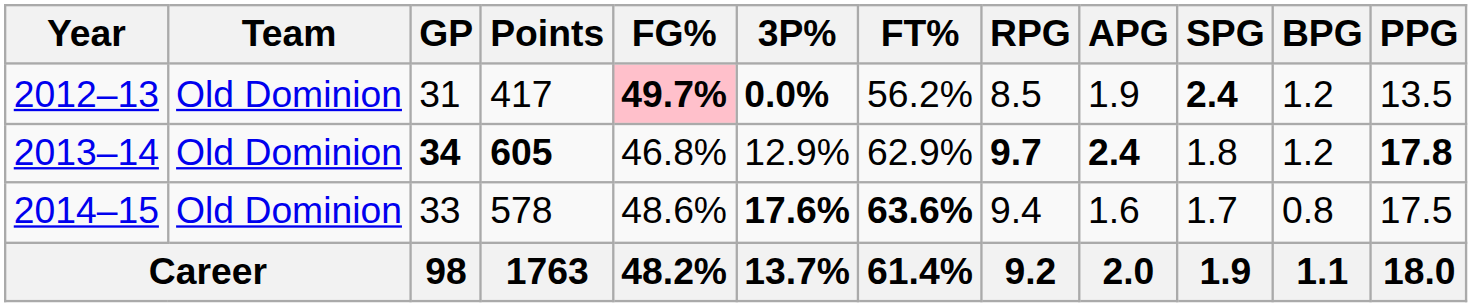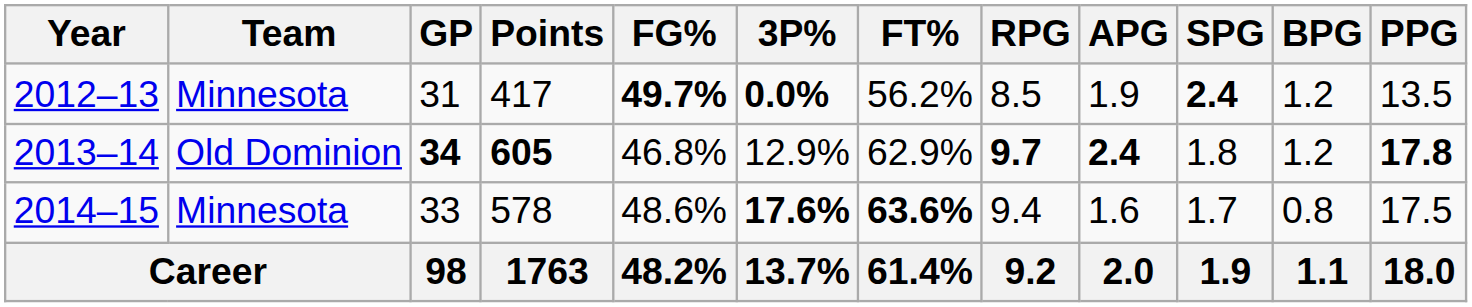(289, 93) Old Dominion -> (262, 93) Minnesota
(674, 93) pink background -> (674, 93) no background
(289, 211) Old Dominion -> (262, 211) Minnesota
